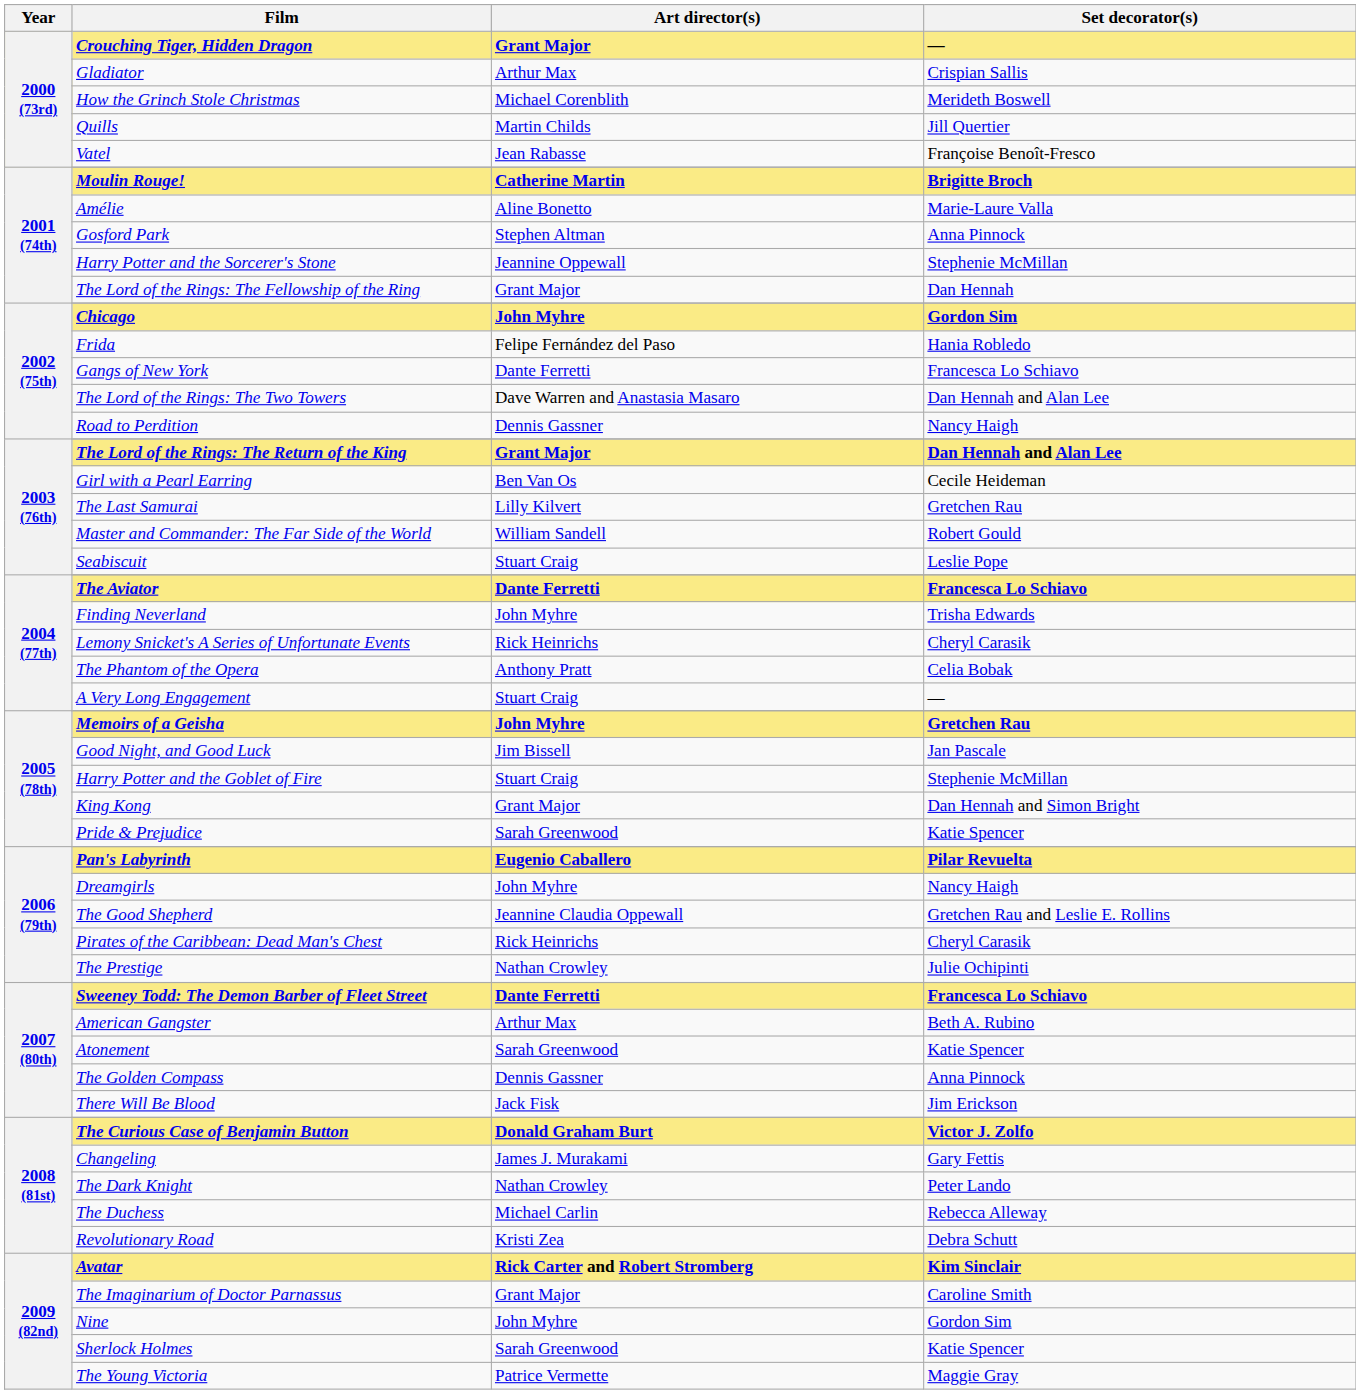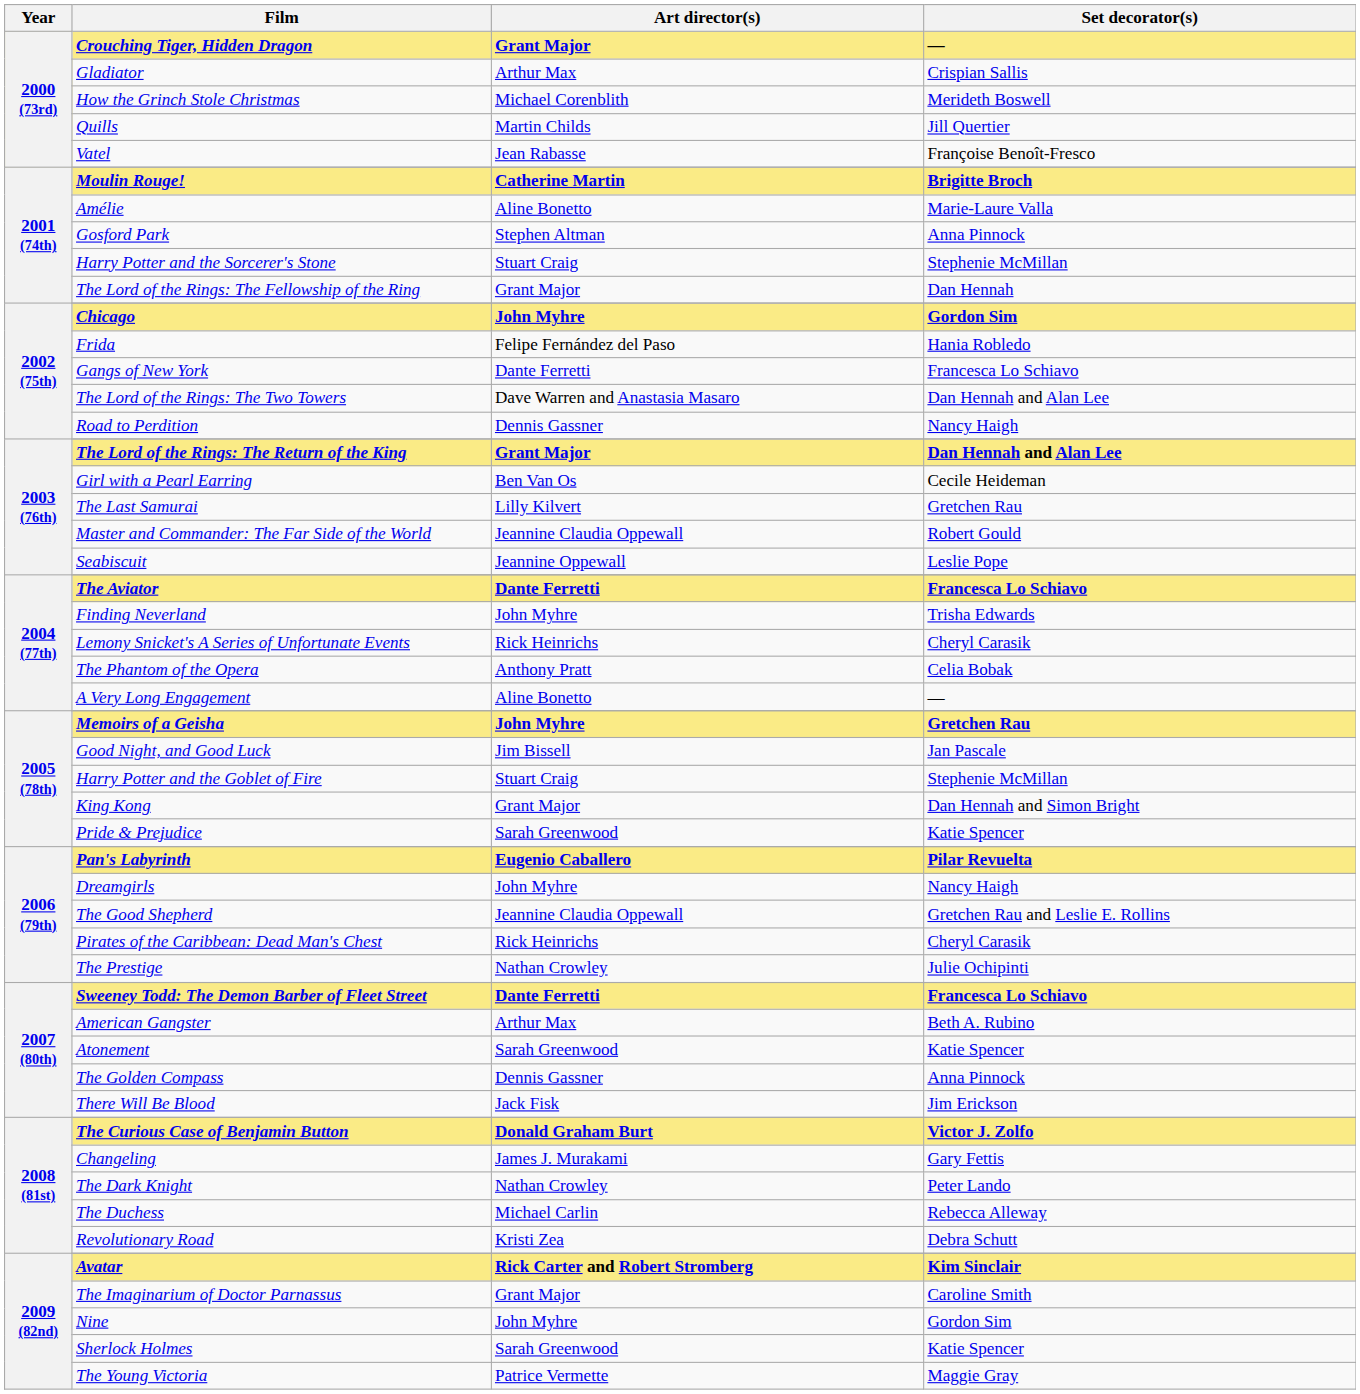(560, 262) Jeannine Oppewall -> (537, 262) Stuart Craig
(550, 533) William Sandell -> (589, 533) Jeannine Claudia Oppewall
(537, 561) Stuart Craig -> (560, 561) Jeannine Oppewall
(537, 696) Stuart Craig -> (543, 696) Aline Bonetto
